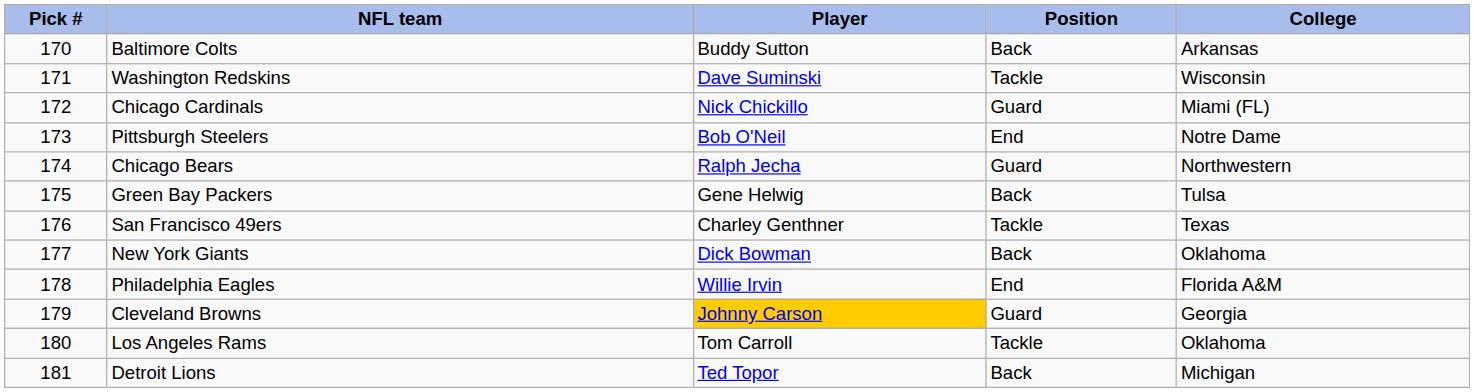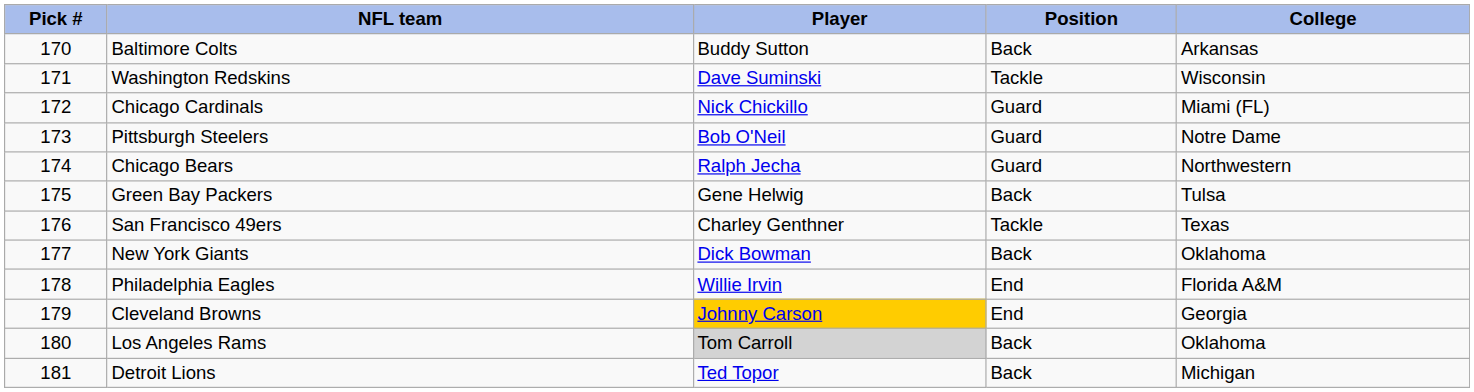(1007, 136) End -> (1016, 136) Guard
(1016, 313) Guard -> (1007, 313) End
(745, 343) no background -> (745, 343) lightgrey background
(1017, 343) Tackle -> (1011, 343) Back
